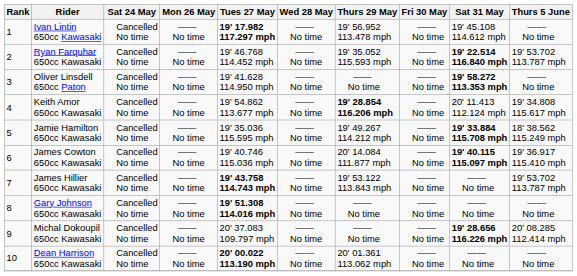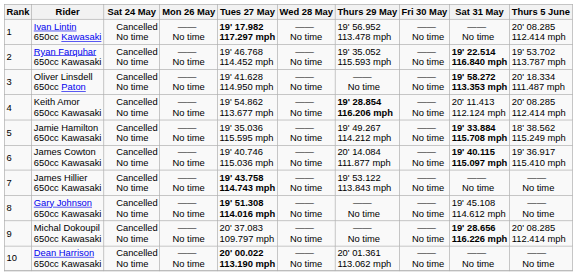(479, 32) 19' 45.108 114.612 mph -> (473, 32) —— No time
(533, 32) —— No time -> (539, 32) 20' 08.285 112.414 mph
(533, 82) —— No time -> (538, 82) 20' 18.334 111.487 mph
(539, 108) 19' 34.808 115.617 mph -> (539, 108) 20' 08.285 112.414 mph
(539, 183) 19' 53.702 113.787 mph -> (533, 183) —— No time
(473, 208) —— No time -> (479, 208) 19' 45.108 114.612 mph
